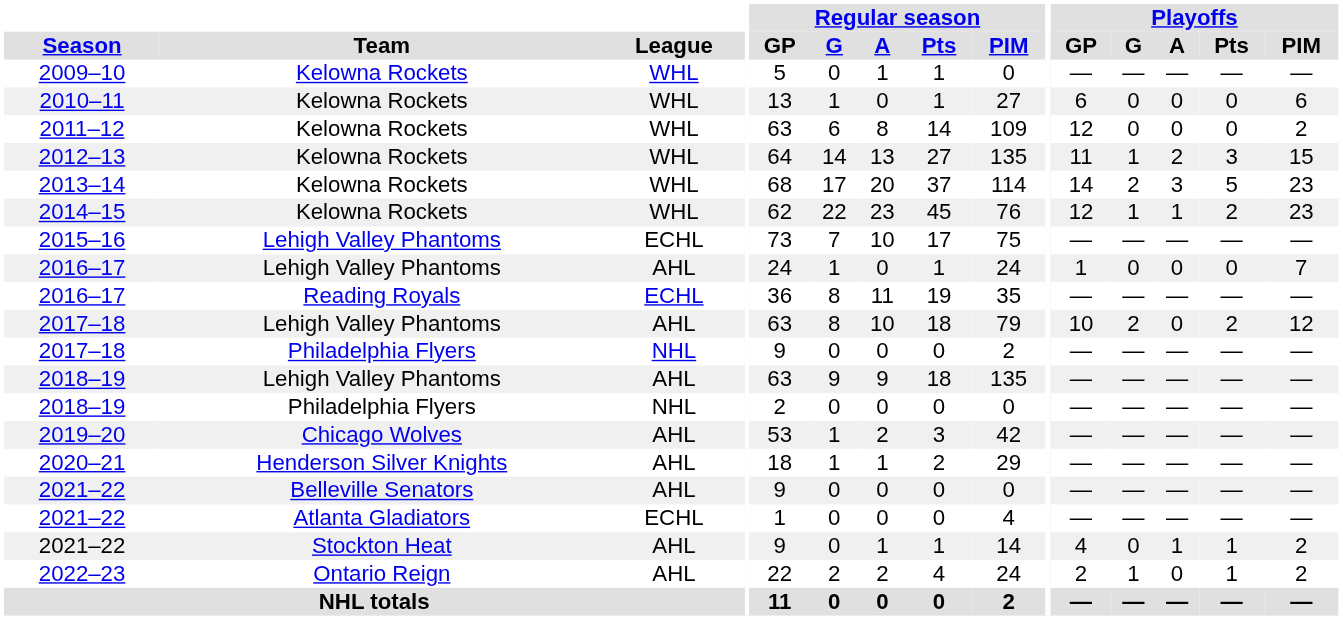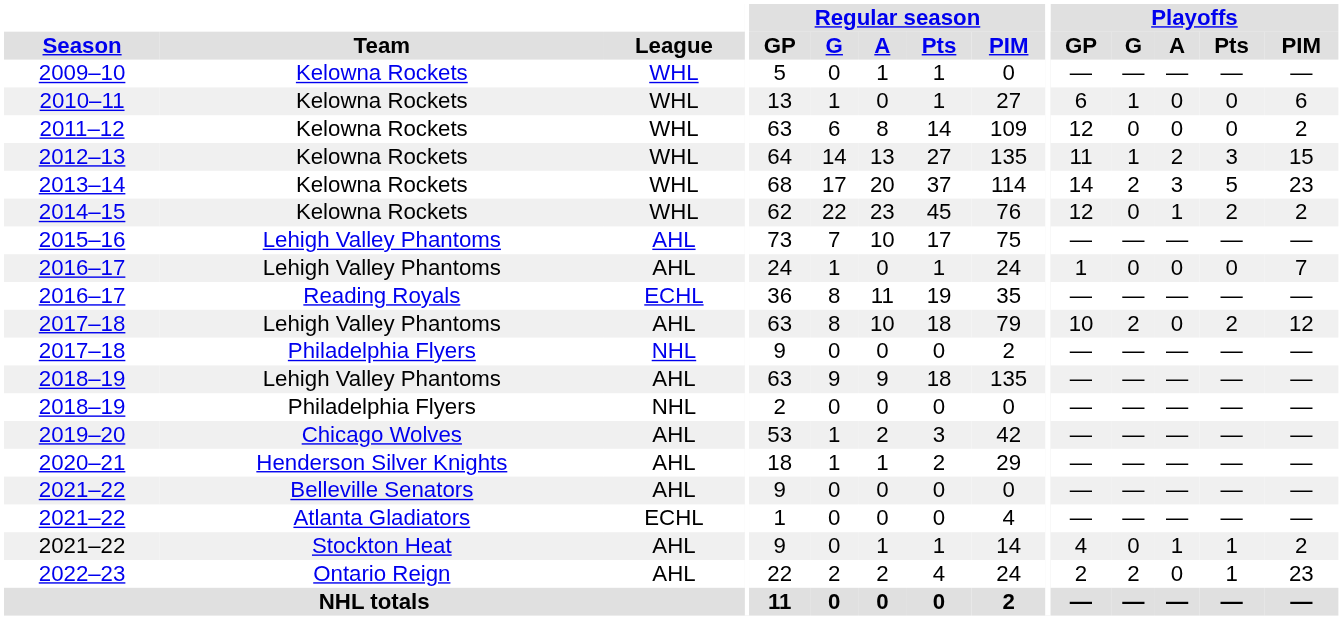(1133, 101) 0 -> (1133, 101) 1
(1133, 212) 1 -> (1133, 212) 0
(1301, 212) 23 -> (1301, 212) 2
(674, 240) ECHL -> (674, 240) AHL
(1133, 573) 1 -> (1133, 573) 2
(1301, 573) 2 -> (1301, 573) 23
